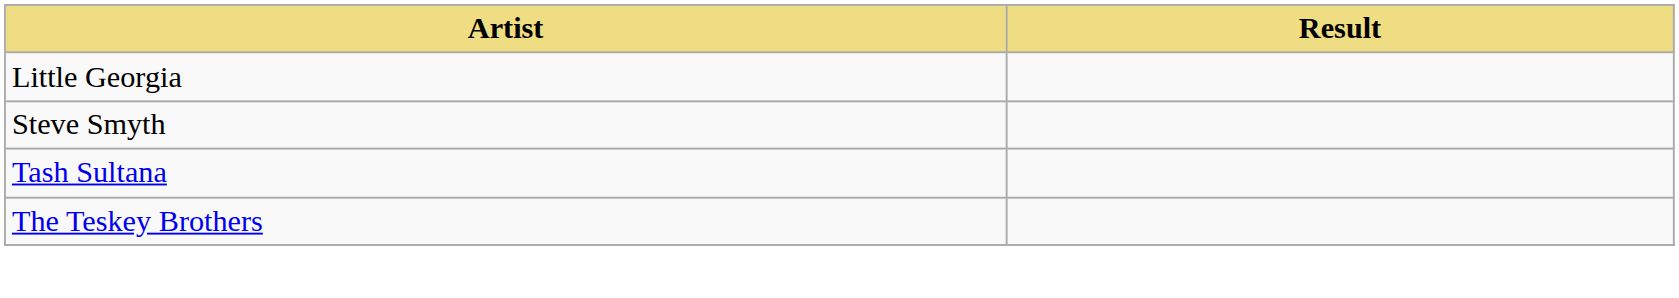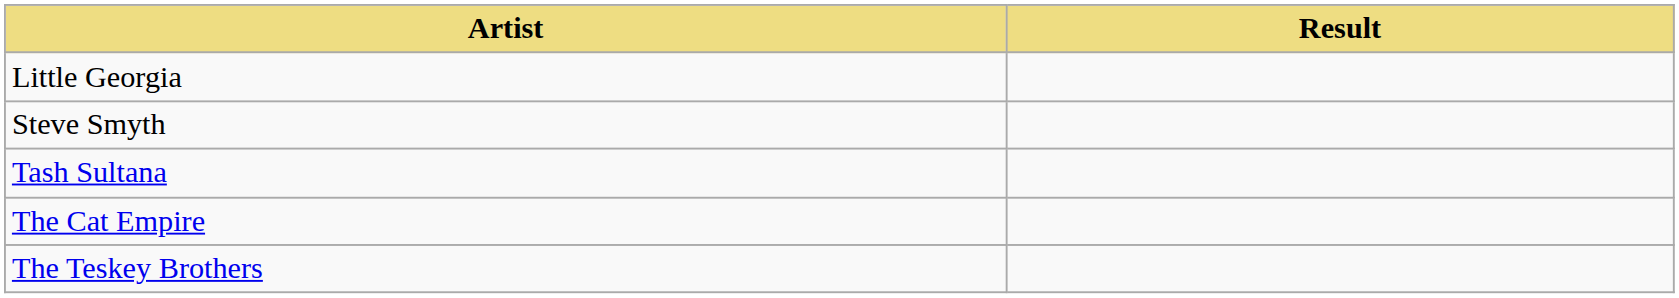+ row: (108, 220)
